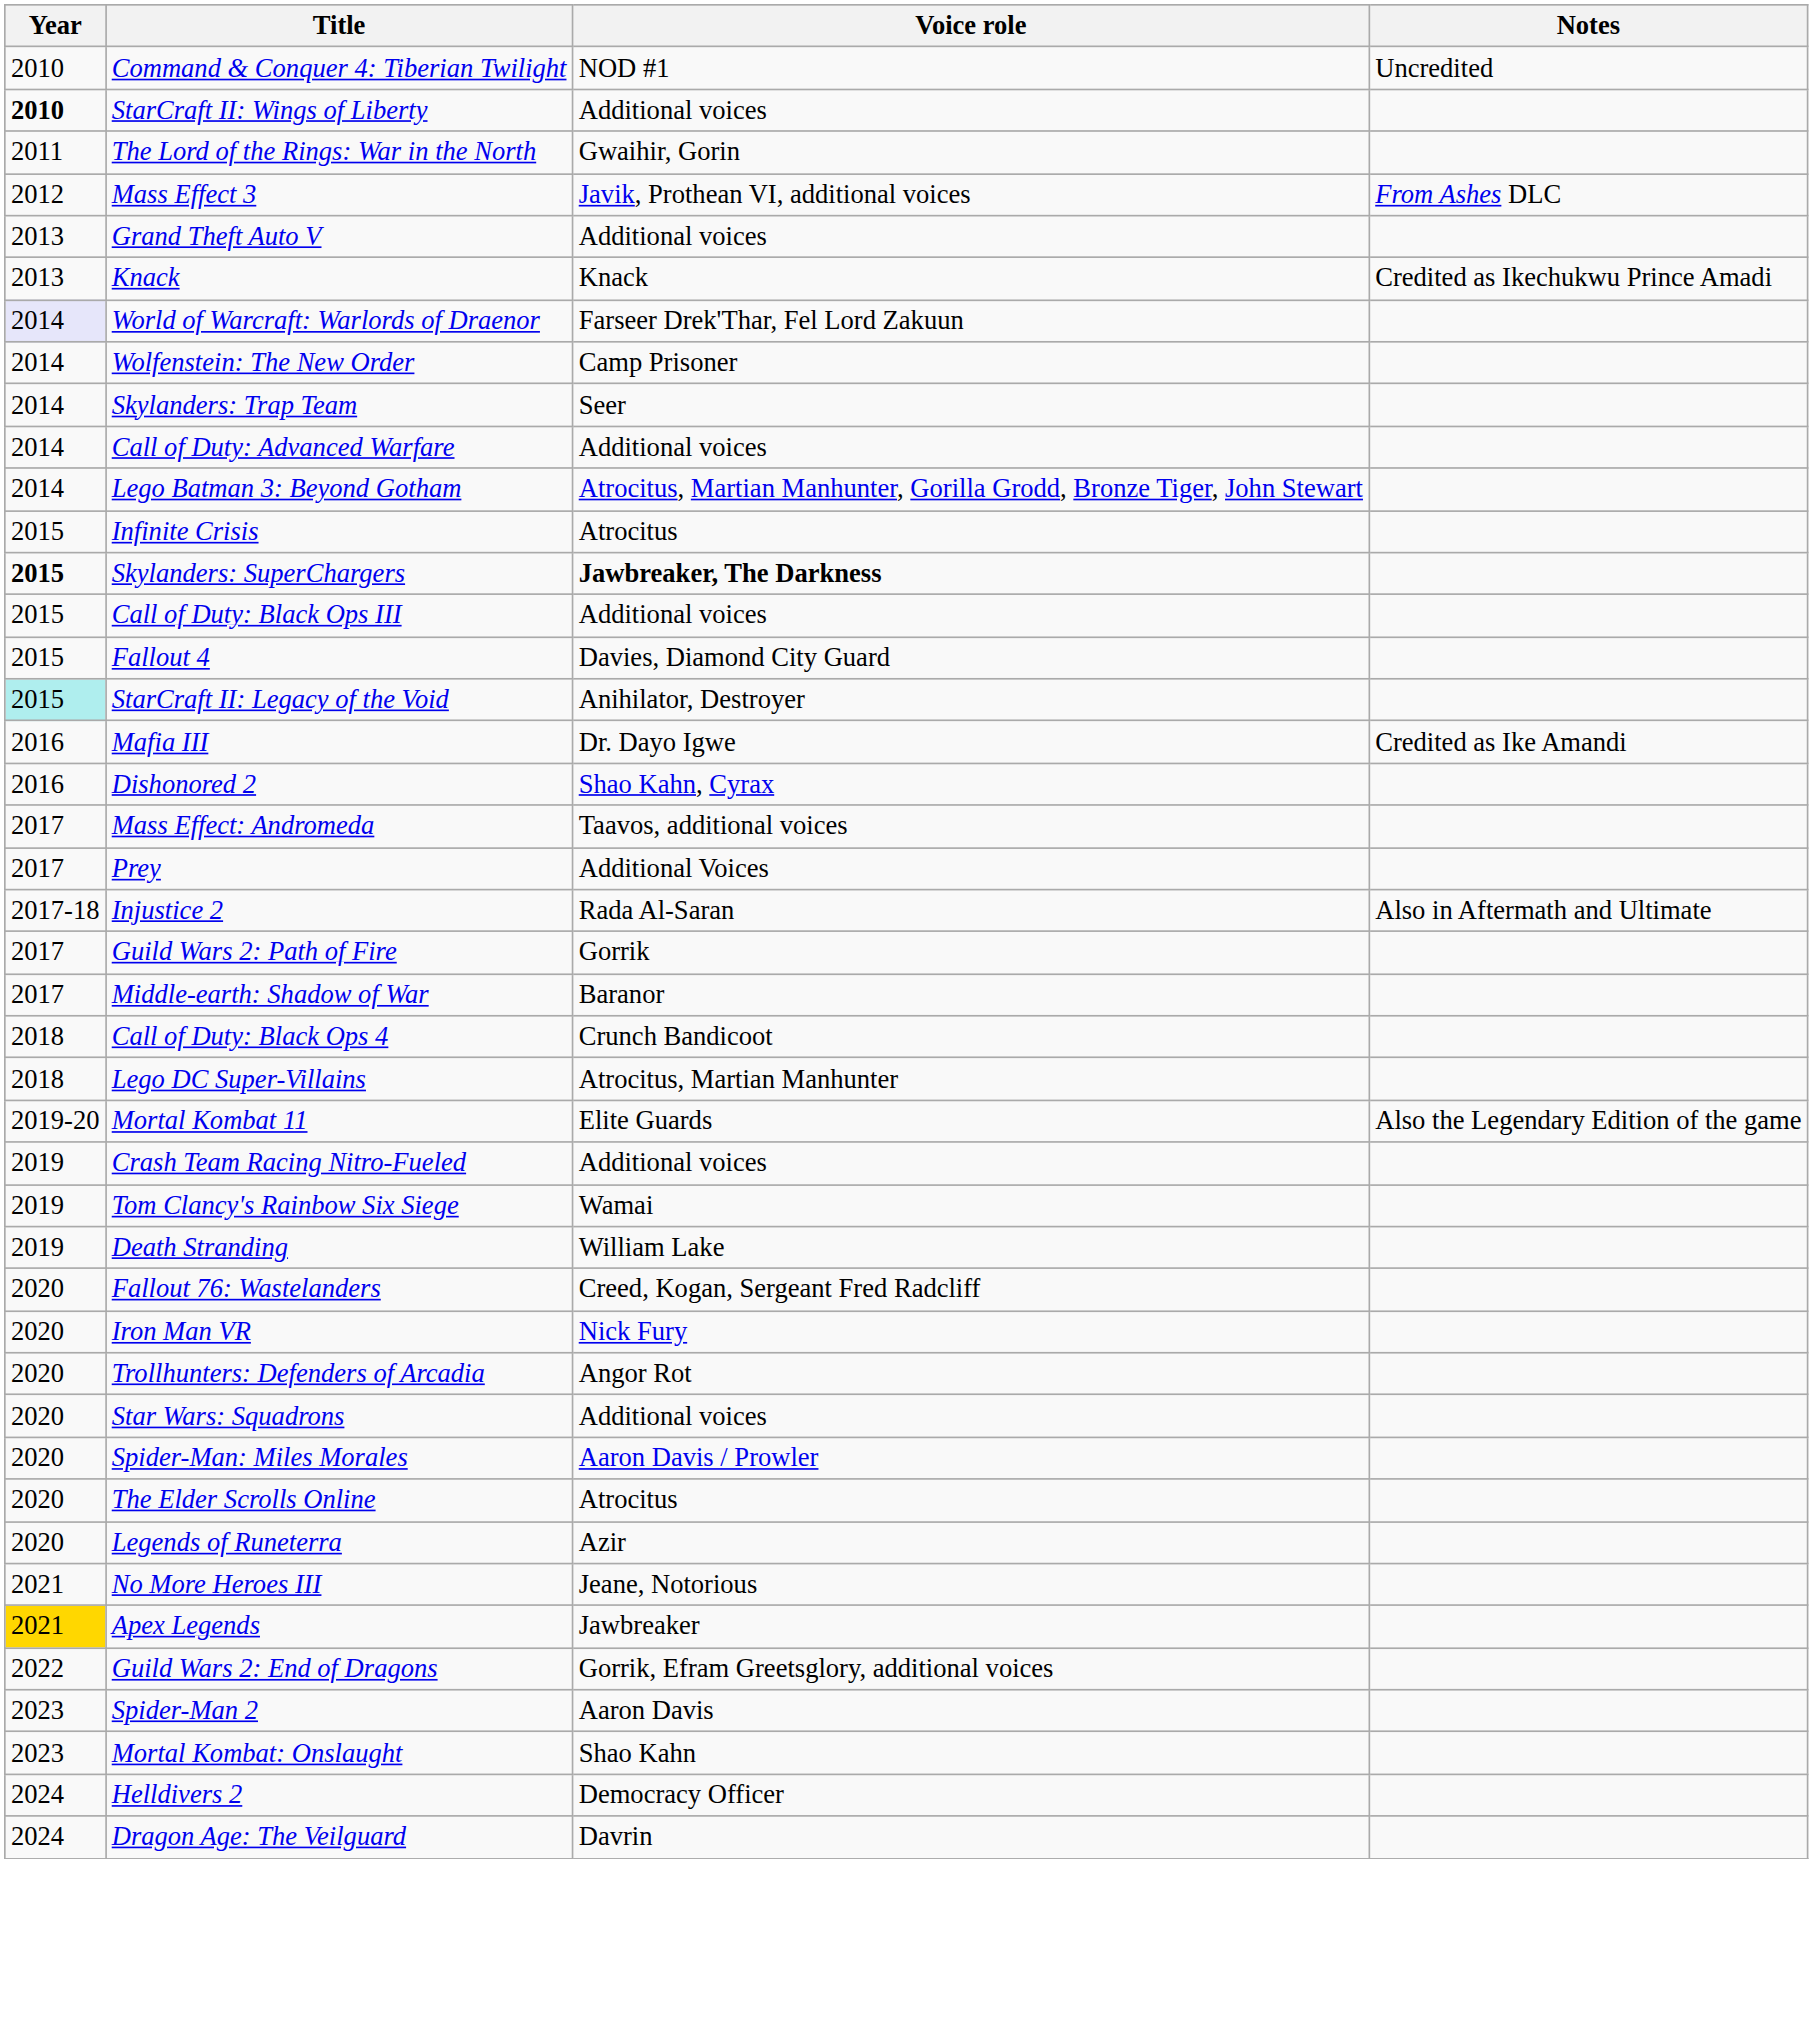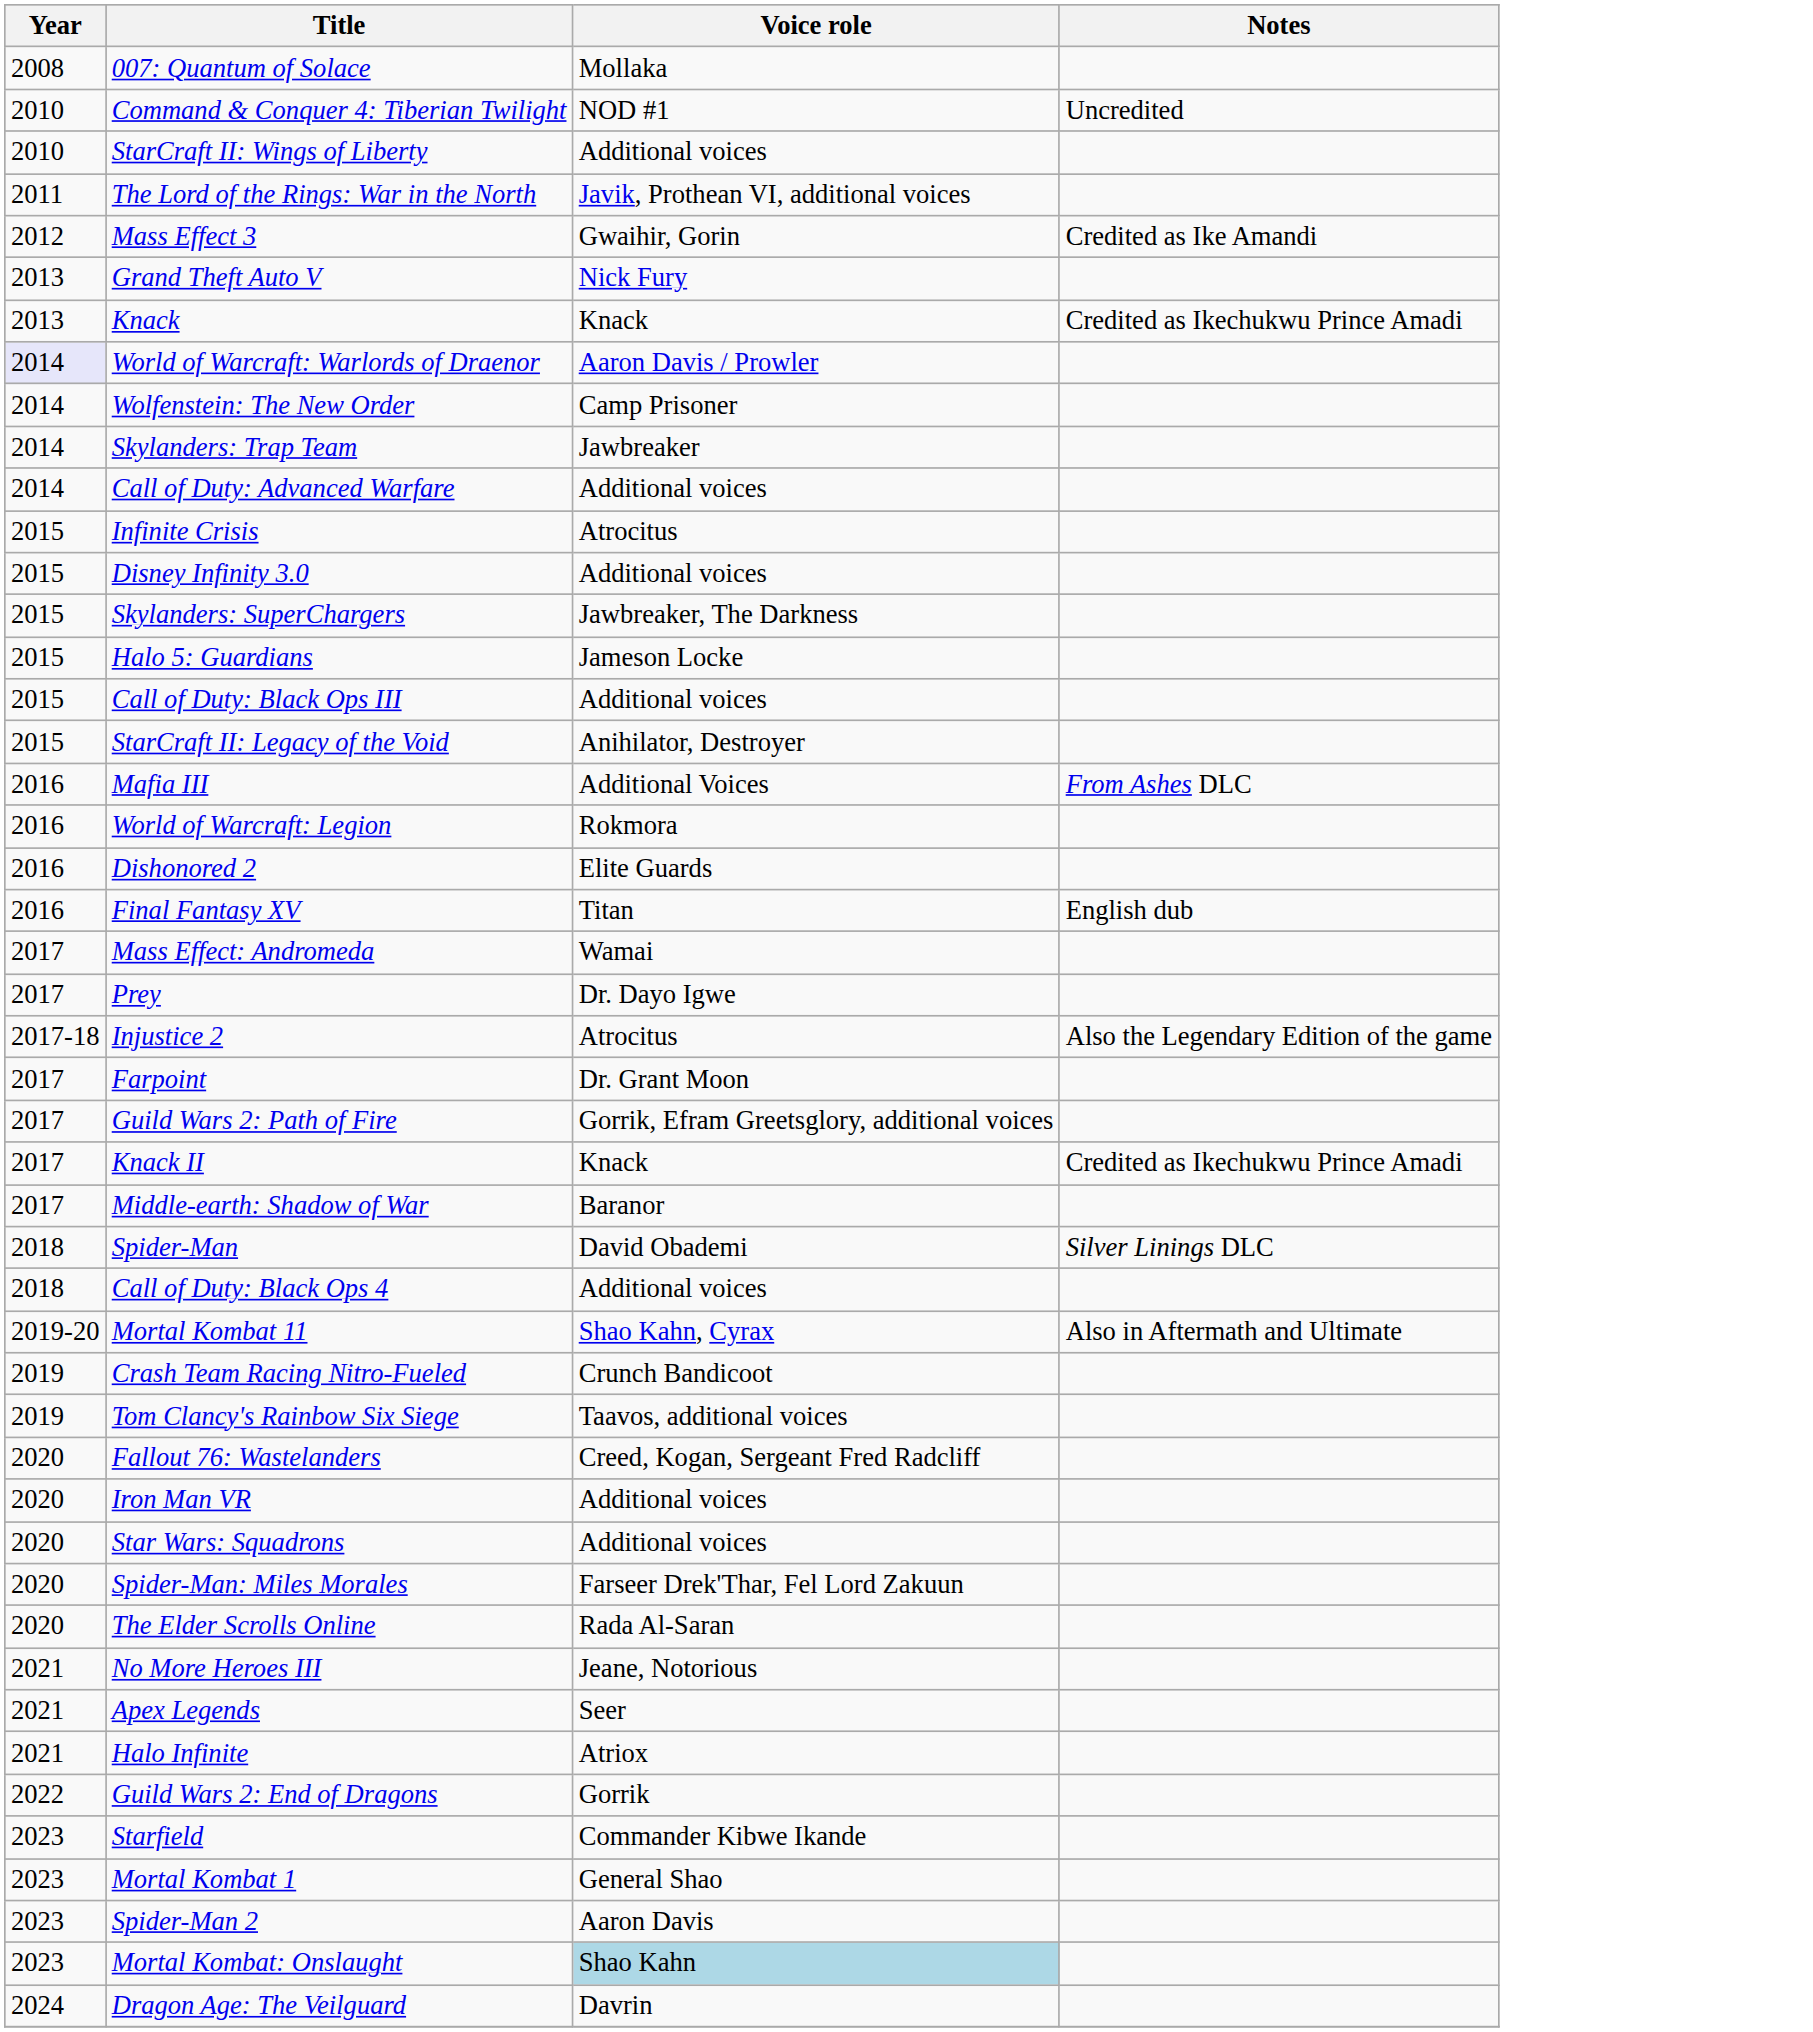+ row: (241, 67)
(38, 109) bold -> (38, 151) normal
(659, 151) Gwaihir, Gorin -> (775, 194) Javik, Prothean VI, additional voices
(775, 194) Javik, Prothean VI, additional voices -> (659, 236) Gwaihir, Gorin
(1468, 194) From Ashes DLC -> (1191, 236) Credited as Ike Amandi
(673, 236) Additional voices -> (633, 278) Nick Fury
(771, 320) Farseer Drek'Thar, Fel Lord Zakuun -> (699, 362) Aaron Davis / Prowler
(602, 404) Seer -> (639, 446) Jawbreaker
- row: (287, 488)
+ row: (210, 573)
(38, 573) bold -> (38, 615) normal
(730, 573) bold -> (718, 615) normal
+ row: (212, 657)
- row: (161, 657)
(38, 699) paleturquoise background -> (38, 741) no background
(657, 741) Dr. Dayo Igwe -> (674, 783) Additional Voices
(1501, 741) Credited as Ike Amandi -> (1159, 783) From Ashes DLC
+ row: (252, 825)
(676, 783) Shao Kahn, Cyrax -> (645, 868) Elite Guards
+ row: (206, 910)
(713, 825) Taavos, additional voices -> (616, 952) Wamai
(674, 868) Additional Voices -> (657, 994) Dr. Dayo Igwe
(657, 910) Rada Al-Saran -> (628, 1036) Atrocitus
(1543, 910) Also in Aftermath and Ultimate -> (1279, 1036) Also the Legendary Edition of the game
+ row: (159, 1078)
(614, 952) Gorrik -> (816, 1120) Gorrik, Efram Greetsglory, additional voices
+ row: (158, 1162)
+ row: (175, 1247)
(676, 1036) Crunch Bandicoot -> (673, 1289) Additional voices
- row: (239, 1078)
(645, 1120) Elite Guards -> (676, 1331) Shao Kahn, Cyrax
(1588, 1120) Also the Legendary Edition of the game -> (1234, 1331) Also in Aftermath and Ultimate
(673, 1162) Additional voices -> (676, 1373) Crunch Bandicoot
(616, 1204) Wamai -> (713, 1415) Taavos, additional voices
- row: (200, 1247)
(633, 1331) Nick Fury -> (673, 1499) Additional voices
- row: (298, 1373)
(699, 1457) Aaron Davis / Prowler -> (771, 1584) Farseer Drek'Thar, Fel Lord Zakuun
(628, 1499) Atrocitus -> (657, 1626) Rada Al-Saran
- row: (227, 1541)
(38, 1626) gold background -> (38, 1710) no background
(639, 1626) Jawbreaker -> (602, 1710) Seer
+ row: (180, 1752)
(816, 1668) Gorrik, Efram Greetsglory, additional voices -> (614, 1794) Gorrik
+ row: (157, 1836)
+ row: (204, 1878)
(637, 1752) no background -> (637, 1963) lightblue background
- row: (177, 1794)
